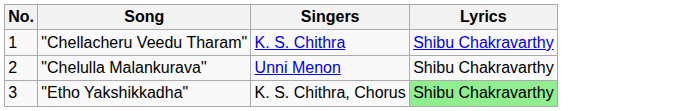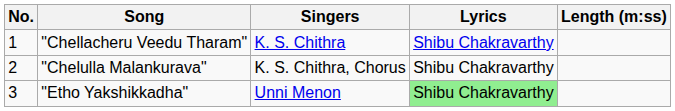+ column: (614, 17)
(298, 67) Unni Menon -> (330, 67) K. S. Chithra, Chorus
(330, 93) K. S. Chithra, Chorus -> (298, 93) Unni Menon
